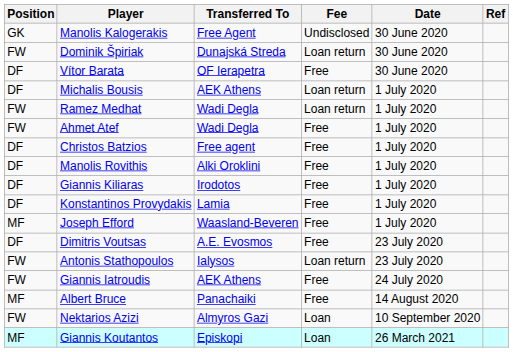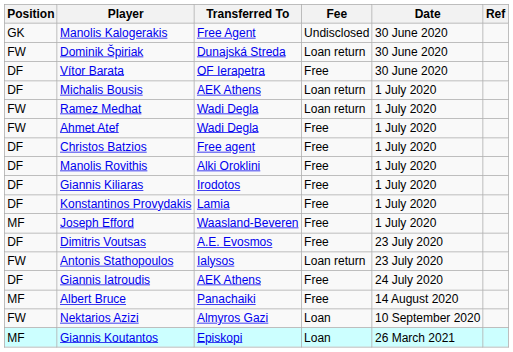(16, 280) FW -> (15, 280) DF
